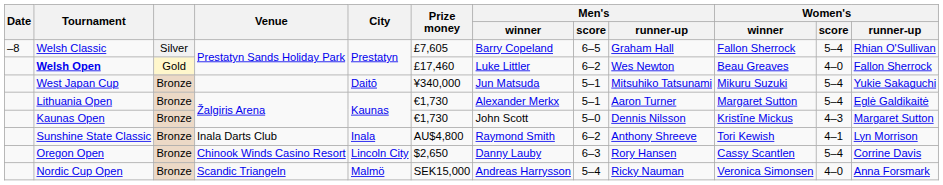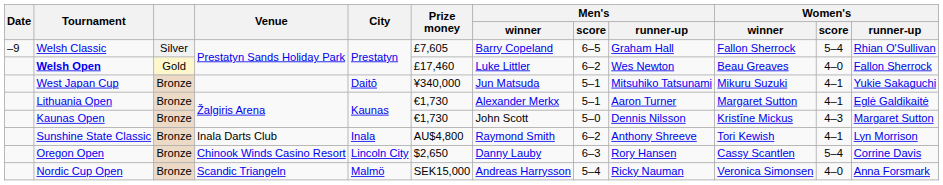(13, 48) –8 -> (13, 48) –9
(834, 83) 5–4 -> (834, 83) 4–1
(834, 101) 5–4 -> (834, 101) 4–1
